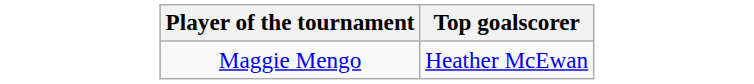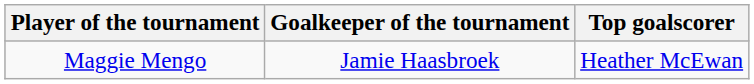+ column: (420, 22)
